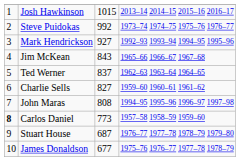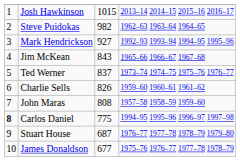(104, 27) 992 -> (104, 27) 982
(177, 27) 1973–74 1974–75 1975–76 1976–77 -> (163, 27) 1962–63 1963–64 1964–65
(163, 73) 1962–63 1963–64 1964–65 -> (177, 73) 1973–74 1974–75 1975–76 1976–77
(104, 88) 827 -> (104, 88) 826
(177, 103) 1994–95 1995–96 1996–97 1997–98 -> (163, 103) 1957–58 1958–59 1959–60
(104, 118) 773 -> (104, 118) 775
(163, 118) 1957–58 1958–59 1959–60 -> (177, 118) 1994–95 1995–96 1996–97 1997–98
